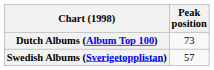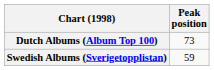(189, 57) 57 -> (189, 57) 59
